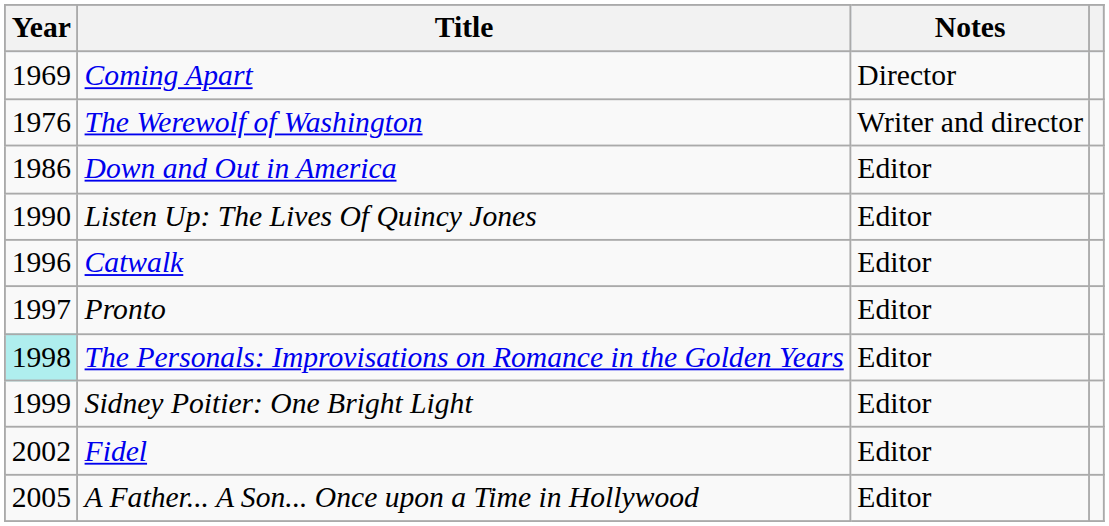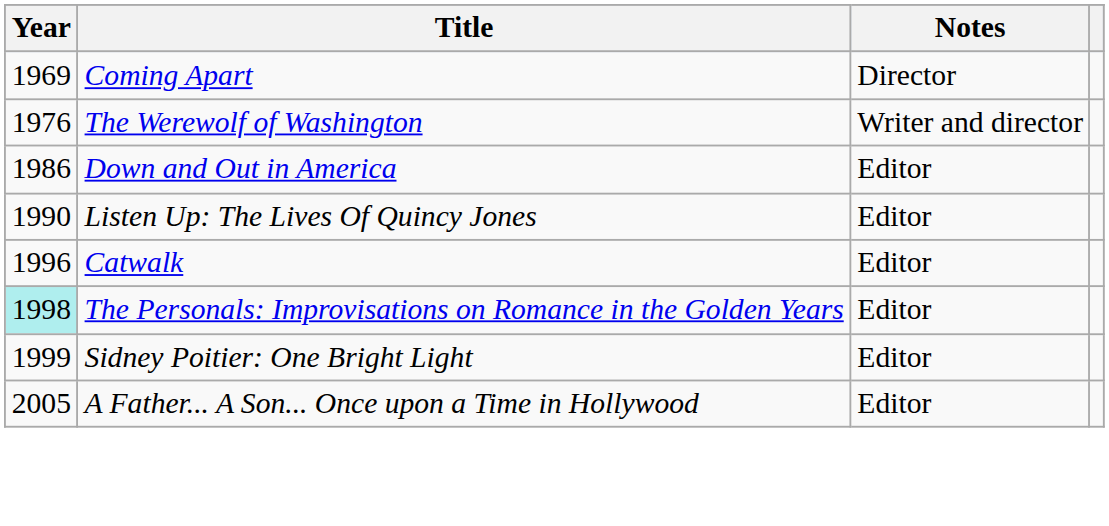- row: (125, 309)
- row: (116, 450)
